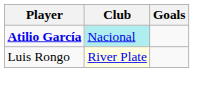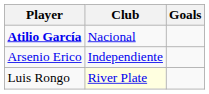(111, 36) paleturquoise background -> (112, 36) no background
+ row: (45, 57)
